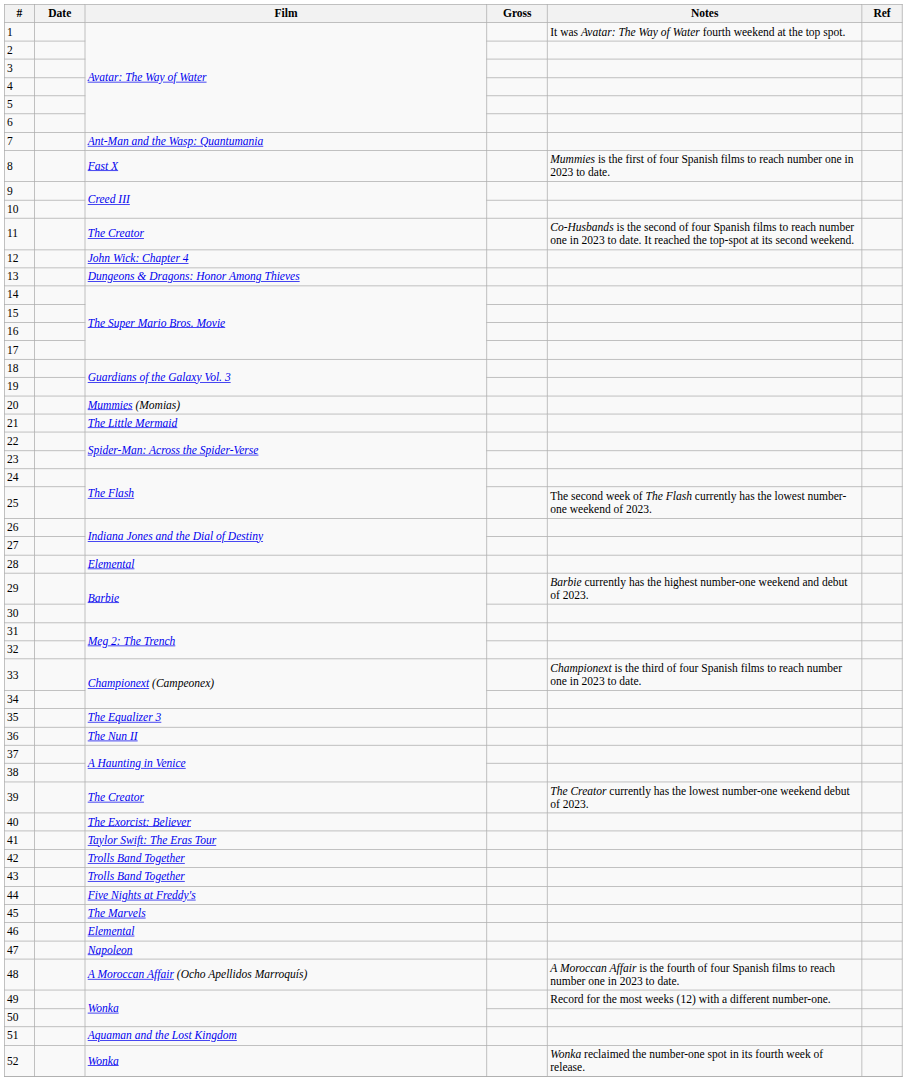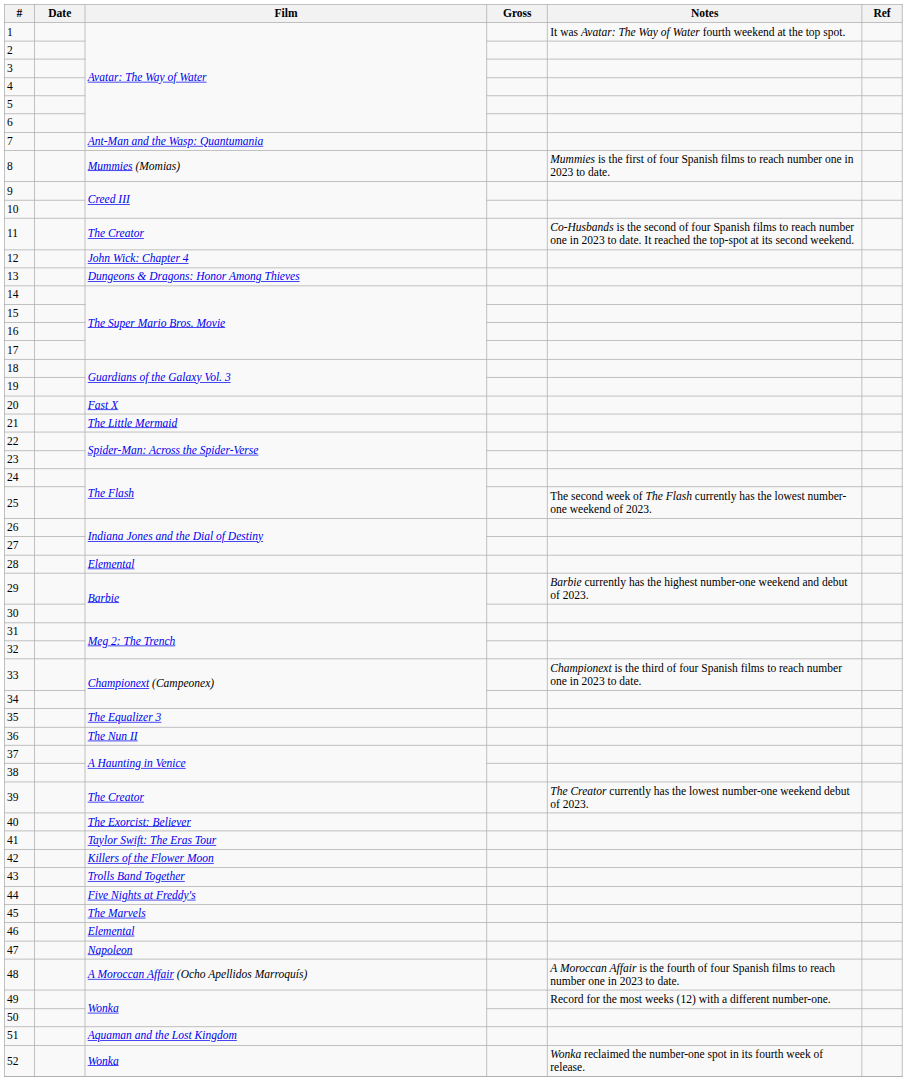(103, 166) Fast X -> (134, 166) Mummies (Momias)
(134, 404) Mummies (Momias) -> (103, 404) Fast X
(136, 858) Trolls Band Together -> (151, 858) Killers of the Flower Moon
